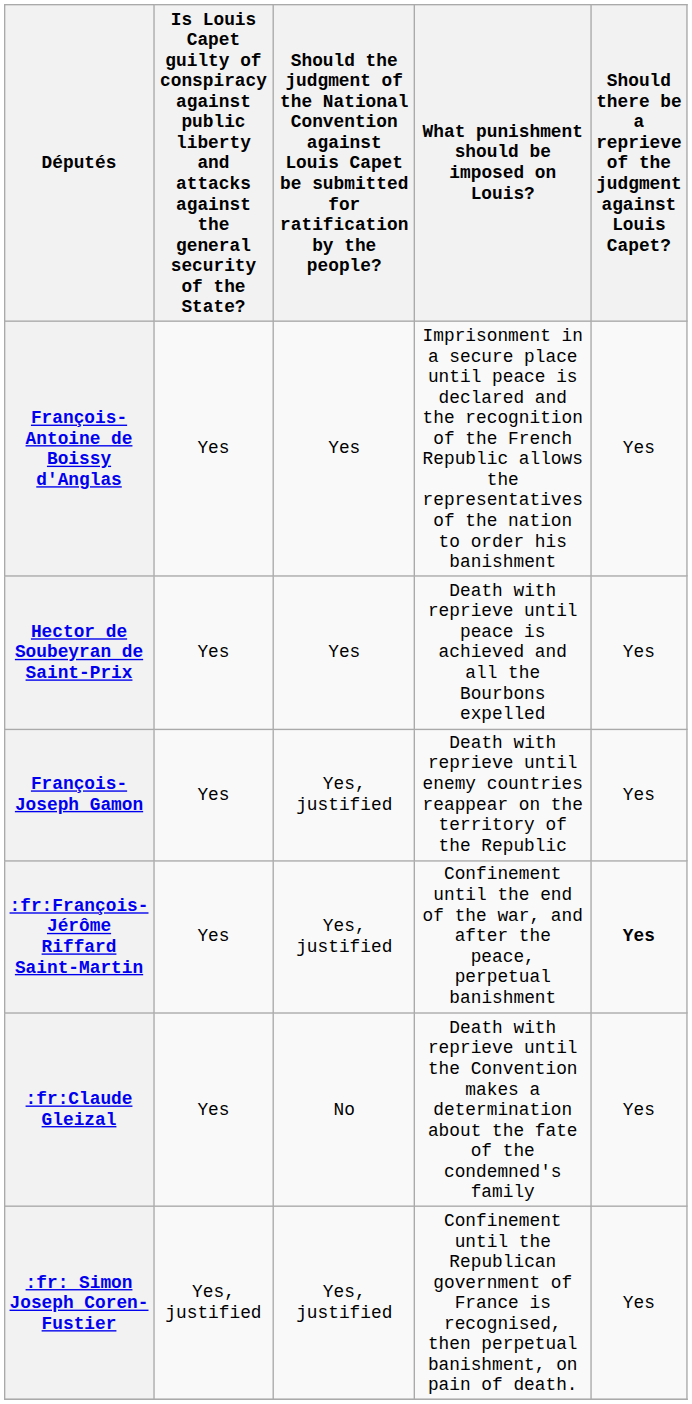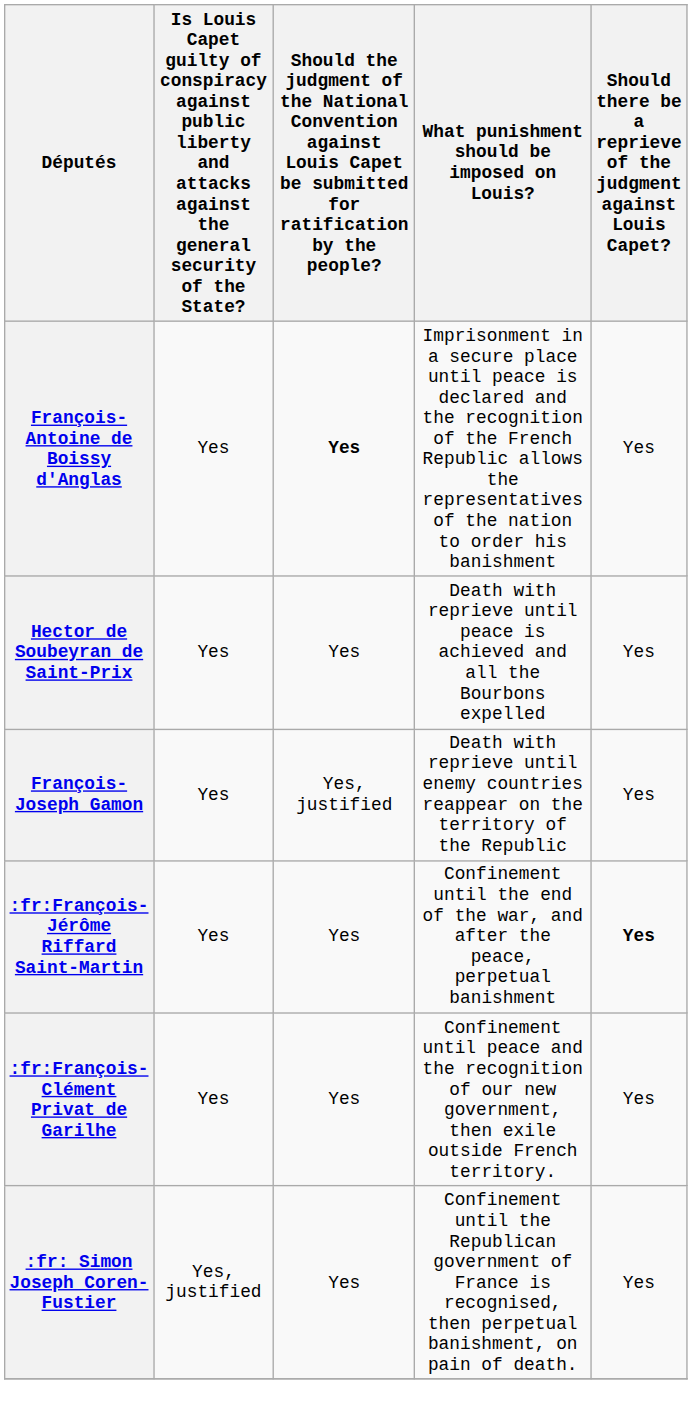(344, 449) normal -> (344, 449) bold
(344, 937) Yes, justified -> (344, 937) Yes
+ row: (79, 1099)
- row: (79, 1110)
(344, 1303) Yes, justified -> (344, 1283) Yes
